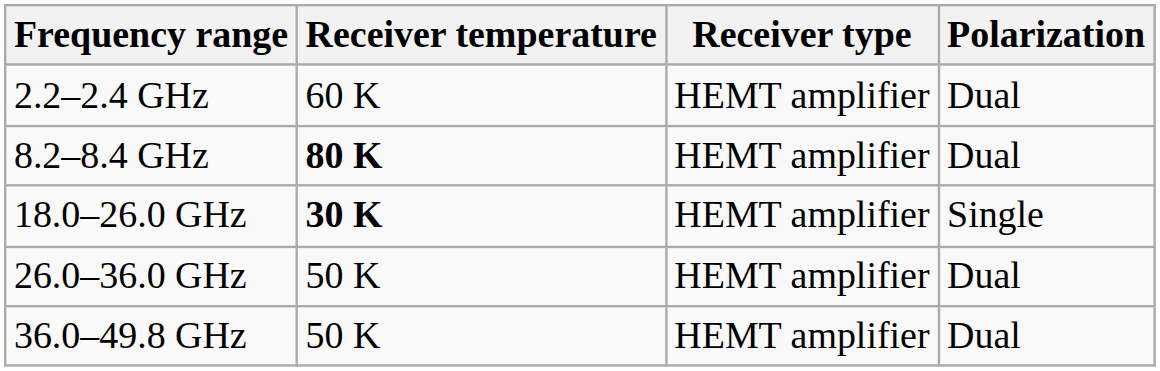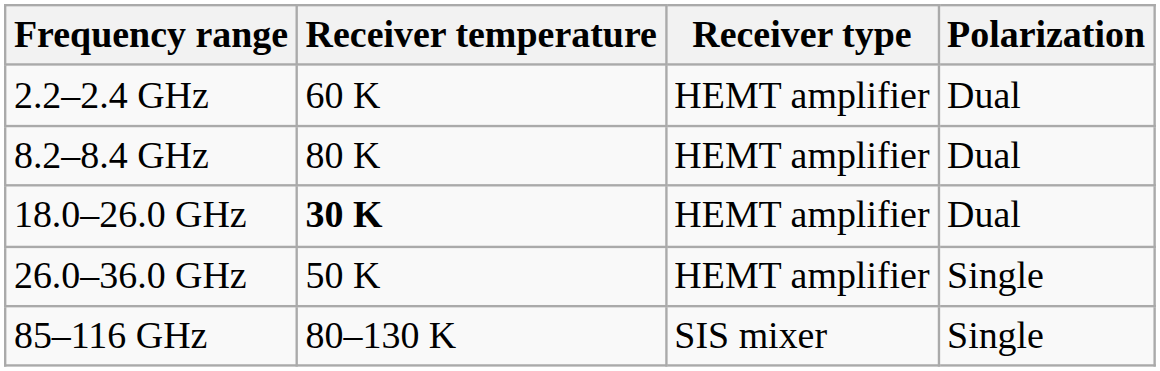(344, 154) bold -> (343, 154) normal
(995, 214) Single -> (984, 214) Dual
(984, 275) Dual -> (995, 275) Single
- row: (130, 335)
+ row: (111, 335)
